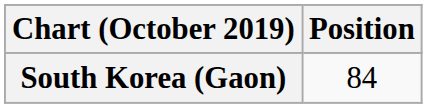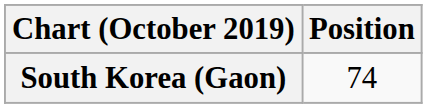(362, 77) 84 -> (362, 77) 74
